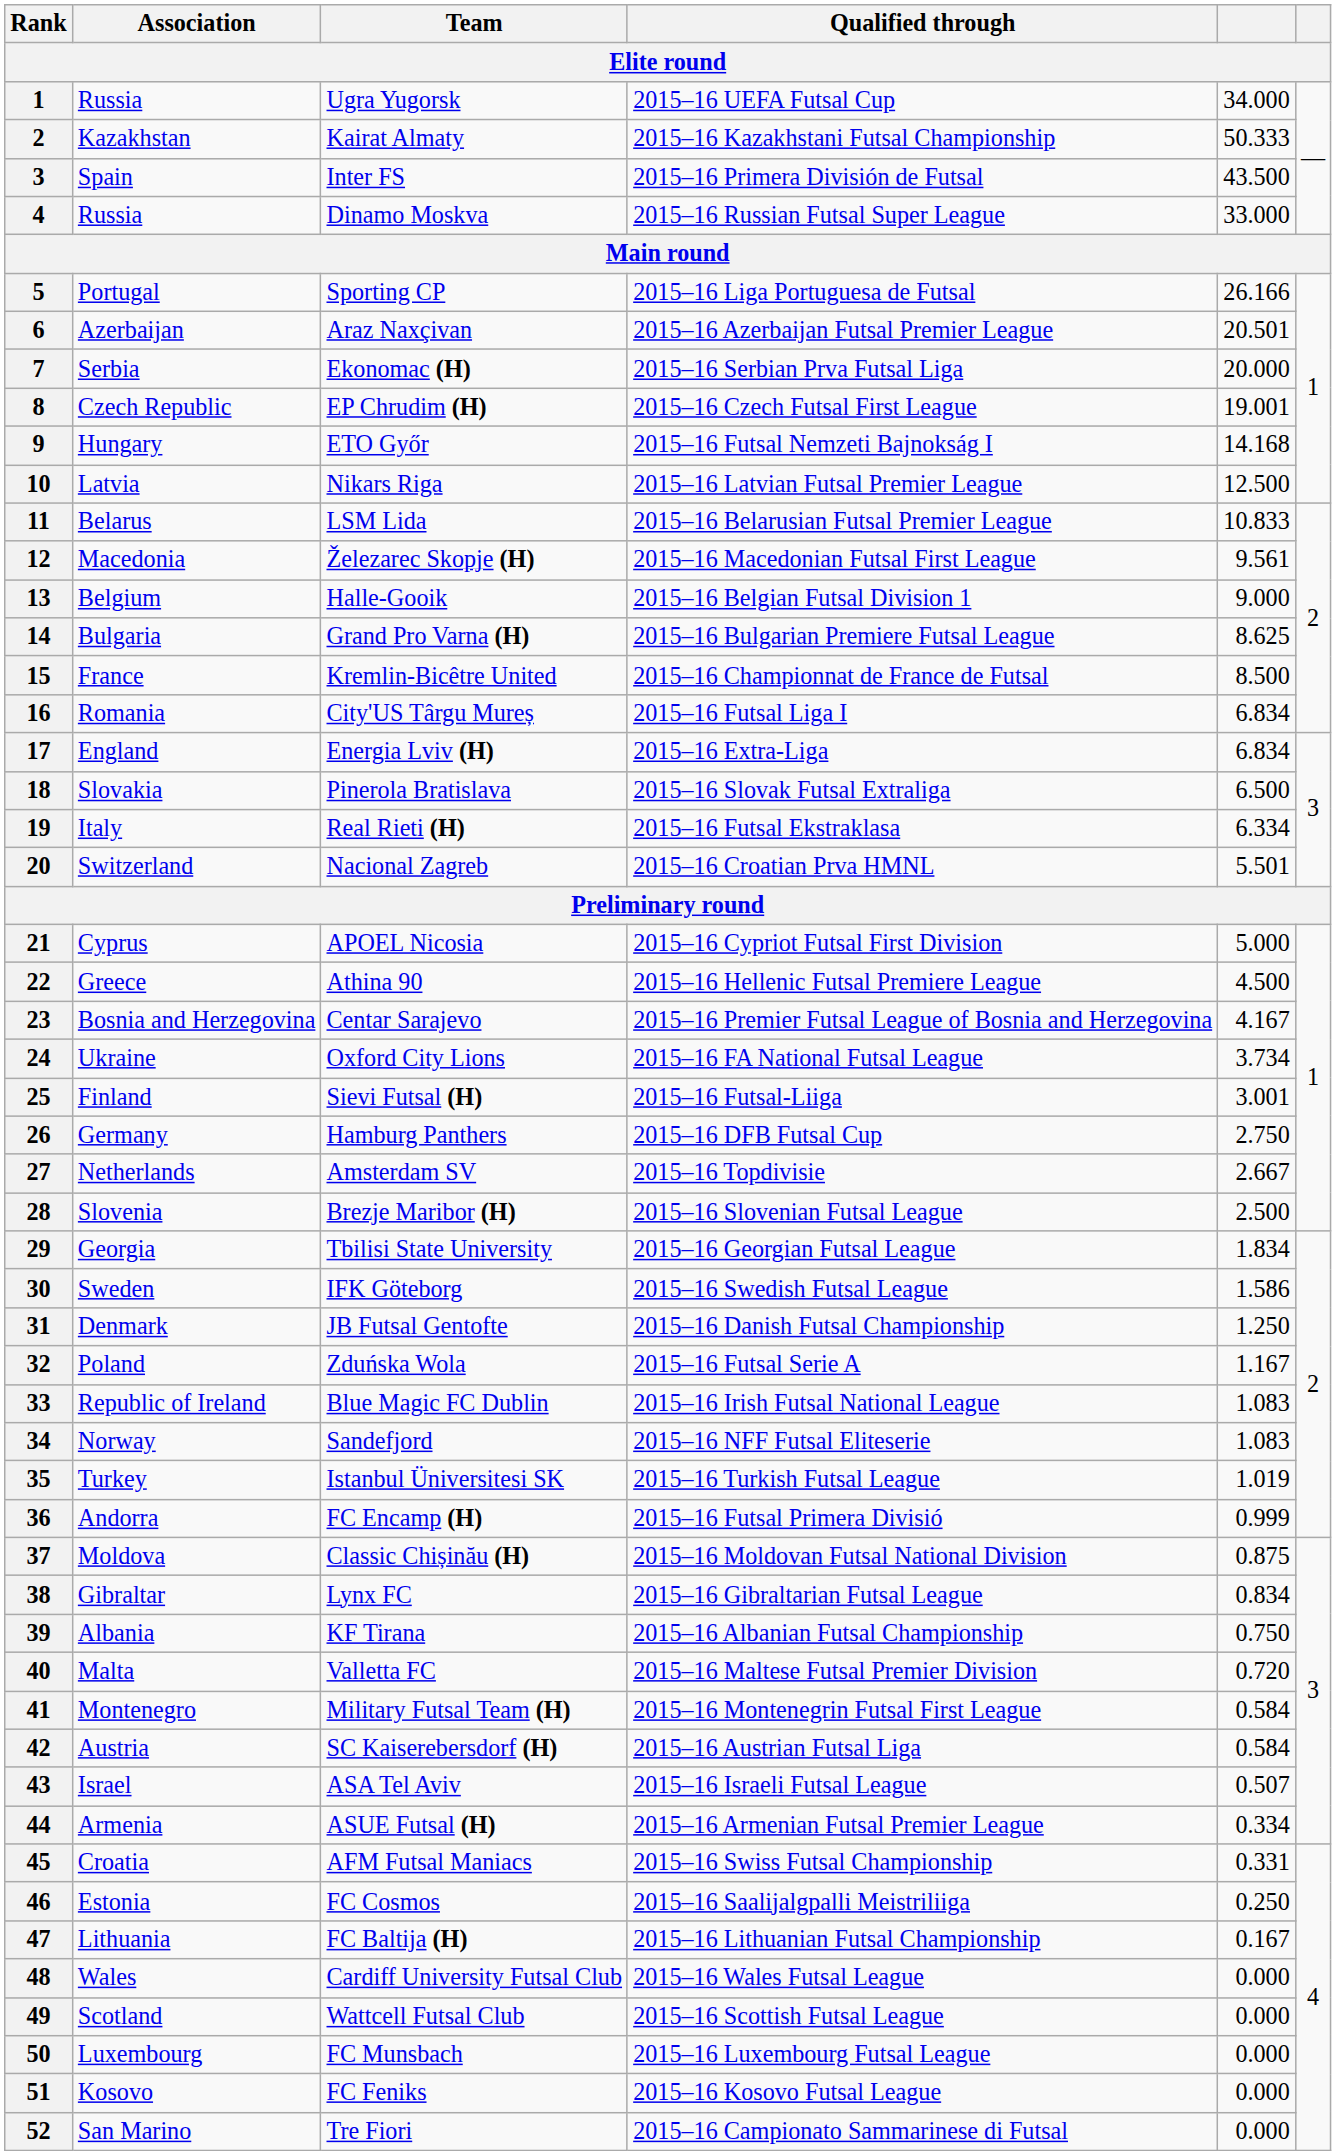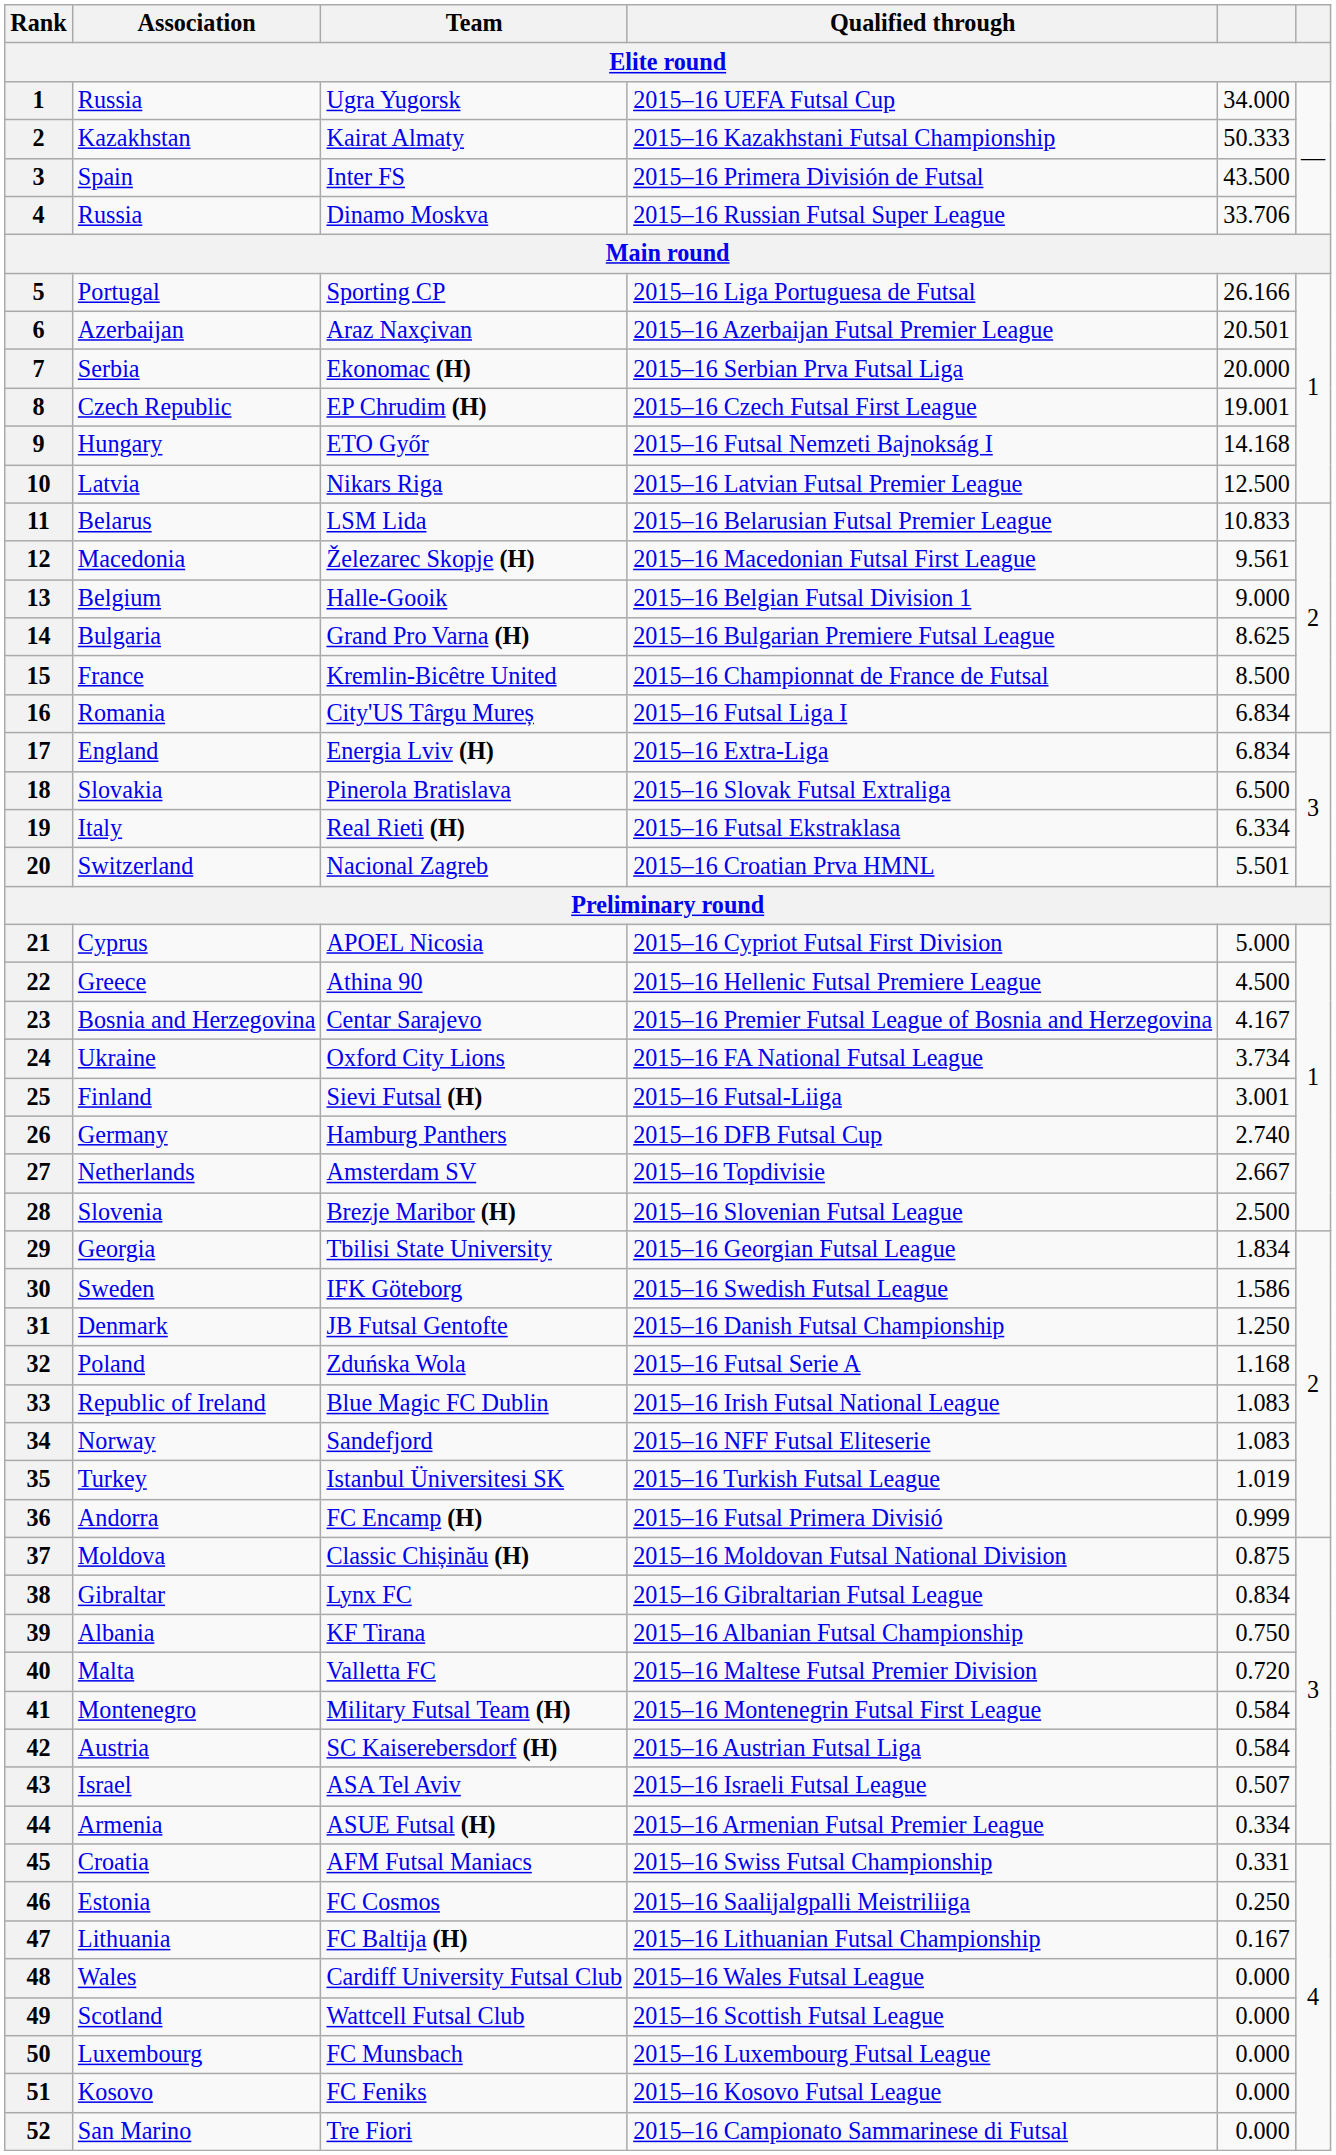(1257, 215) 33.000 -> (1257, 215) 33.706
(1263, 1134) 2.750 -> (1263, 1134) 2.740
(1263, 1364) 1.167 -> (1263, 1364) 1.168
